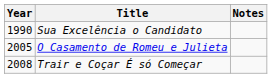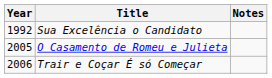(20, 30) 1990 -> (20, 30) 1992
(20, 64) 2008 -> (20, 64) 2006
